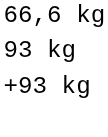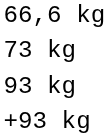+ row: (40, 51)
